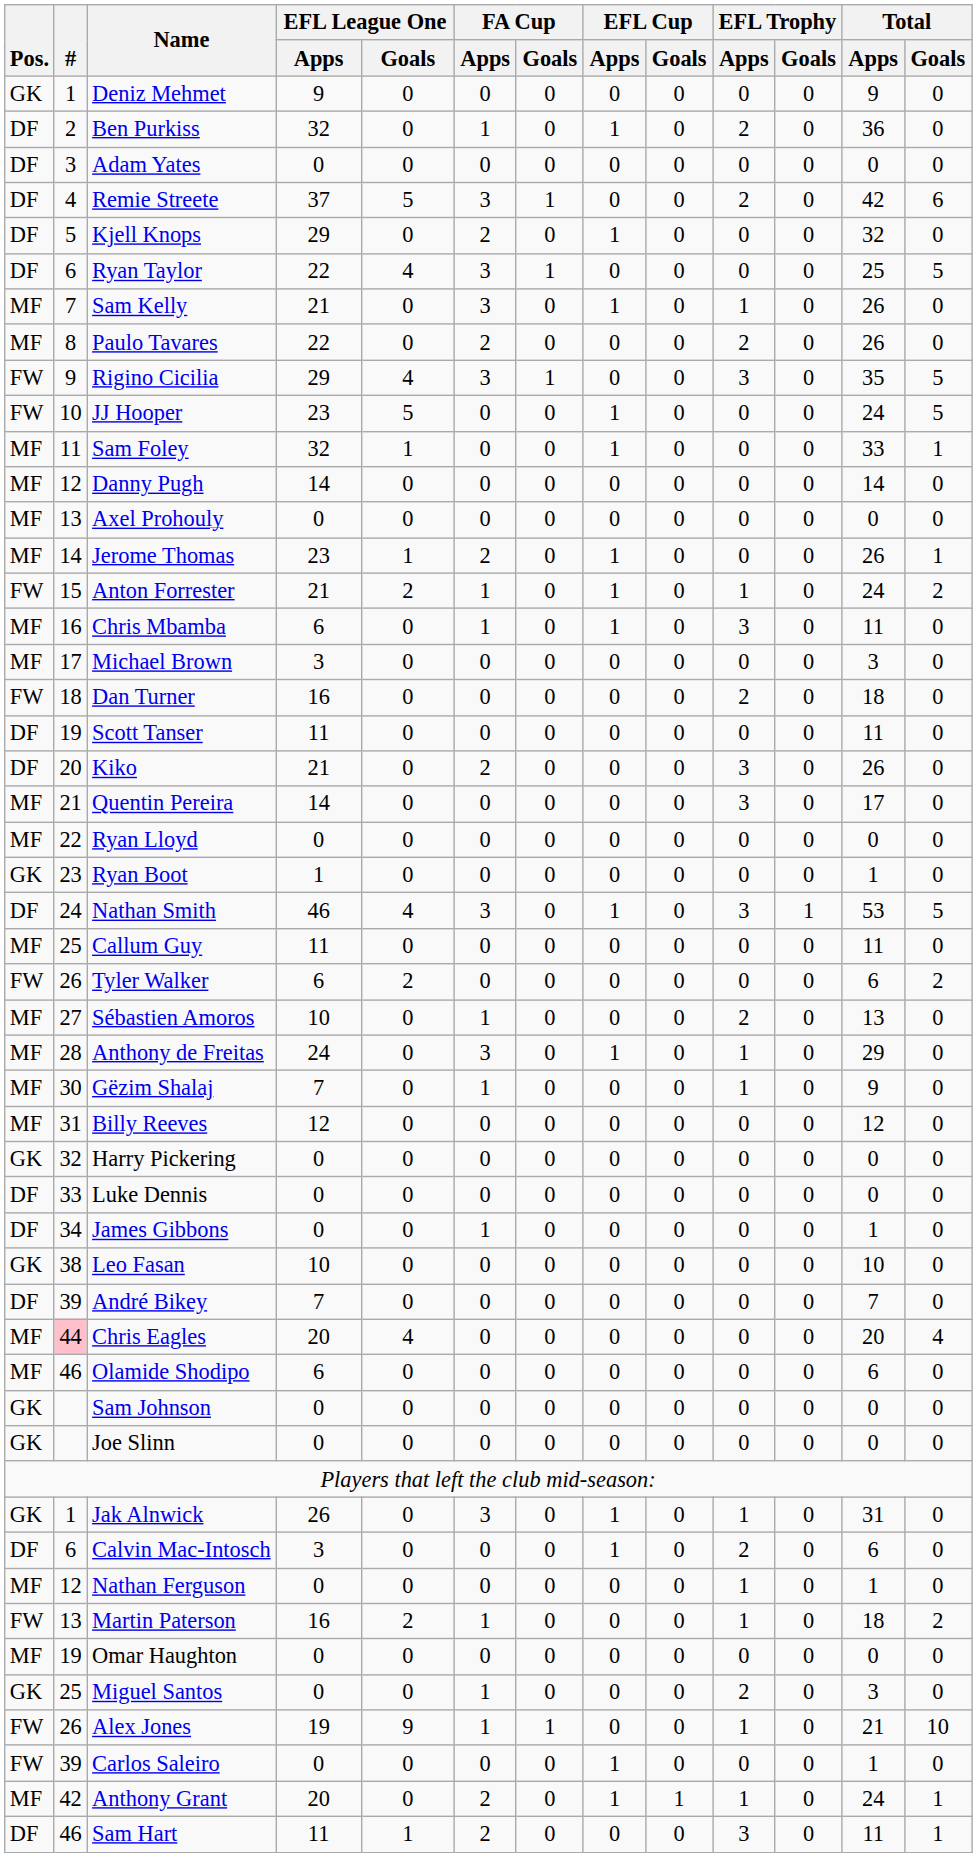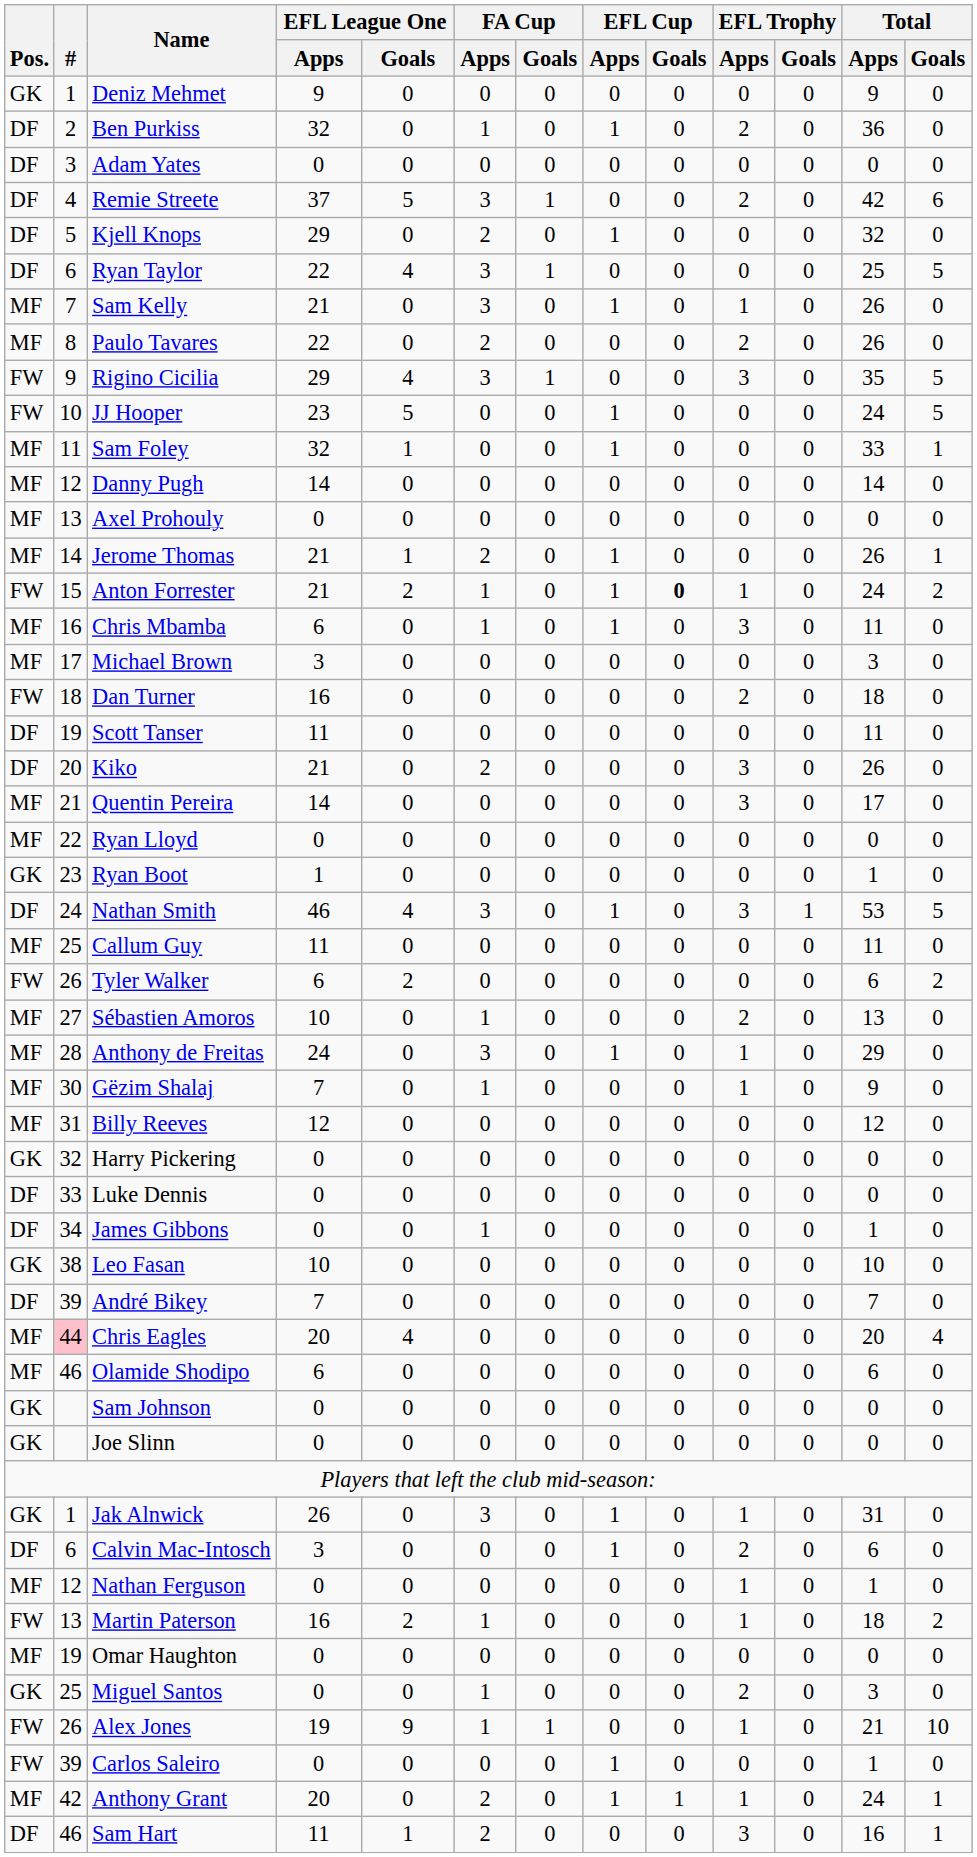(319, 555) 23 -> (319, 555) 21
(679, 590) normal -> (679, 590) bold
(873, 1834) 11 -> (873, 1834) 16
